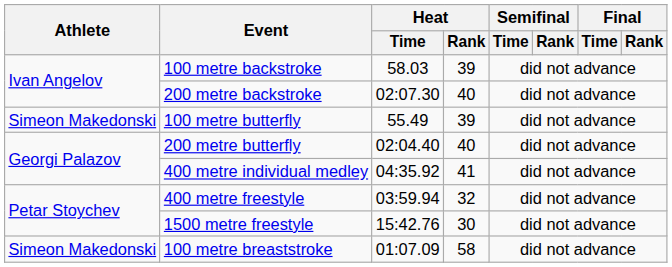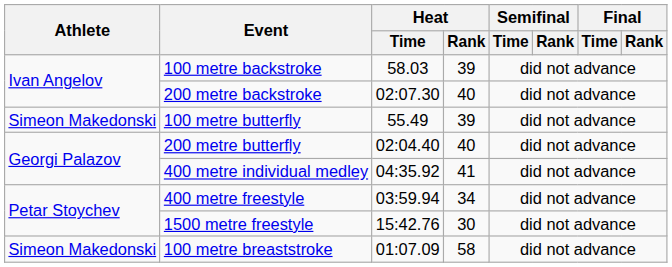(466, 198) 32 -> (466, 198) 34
